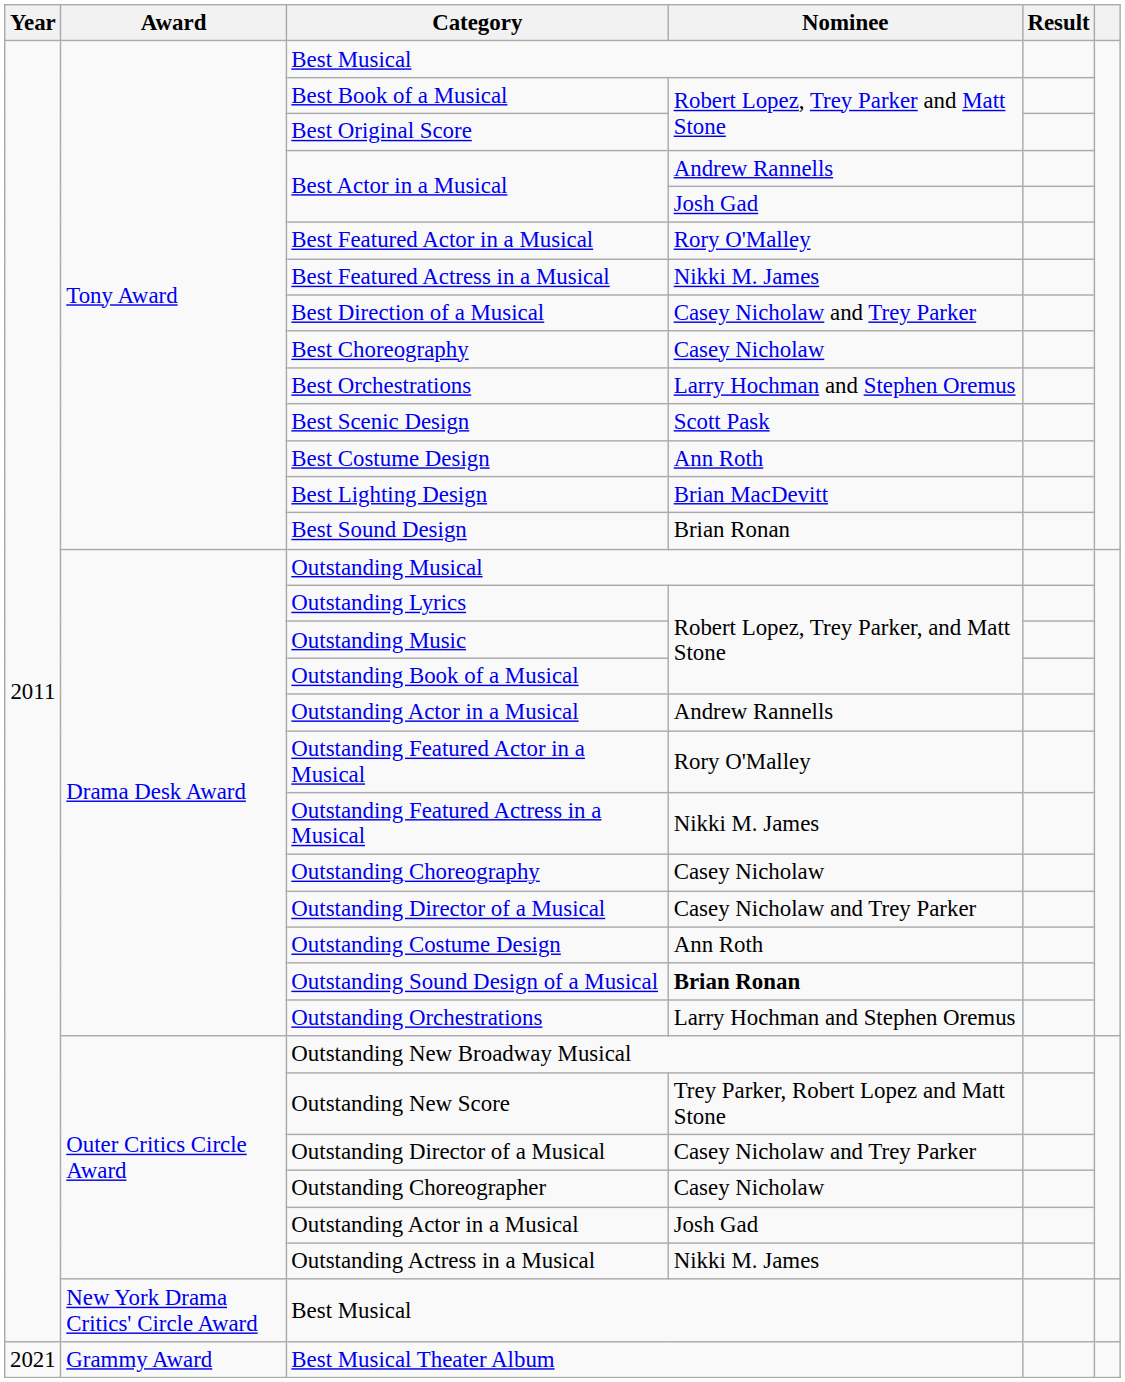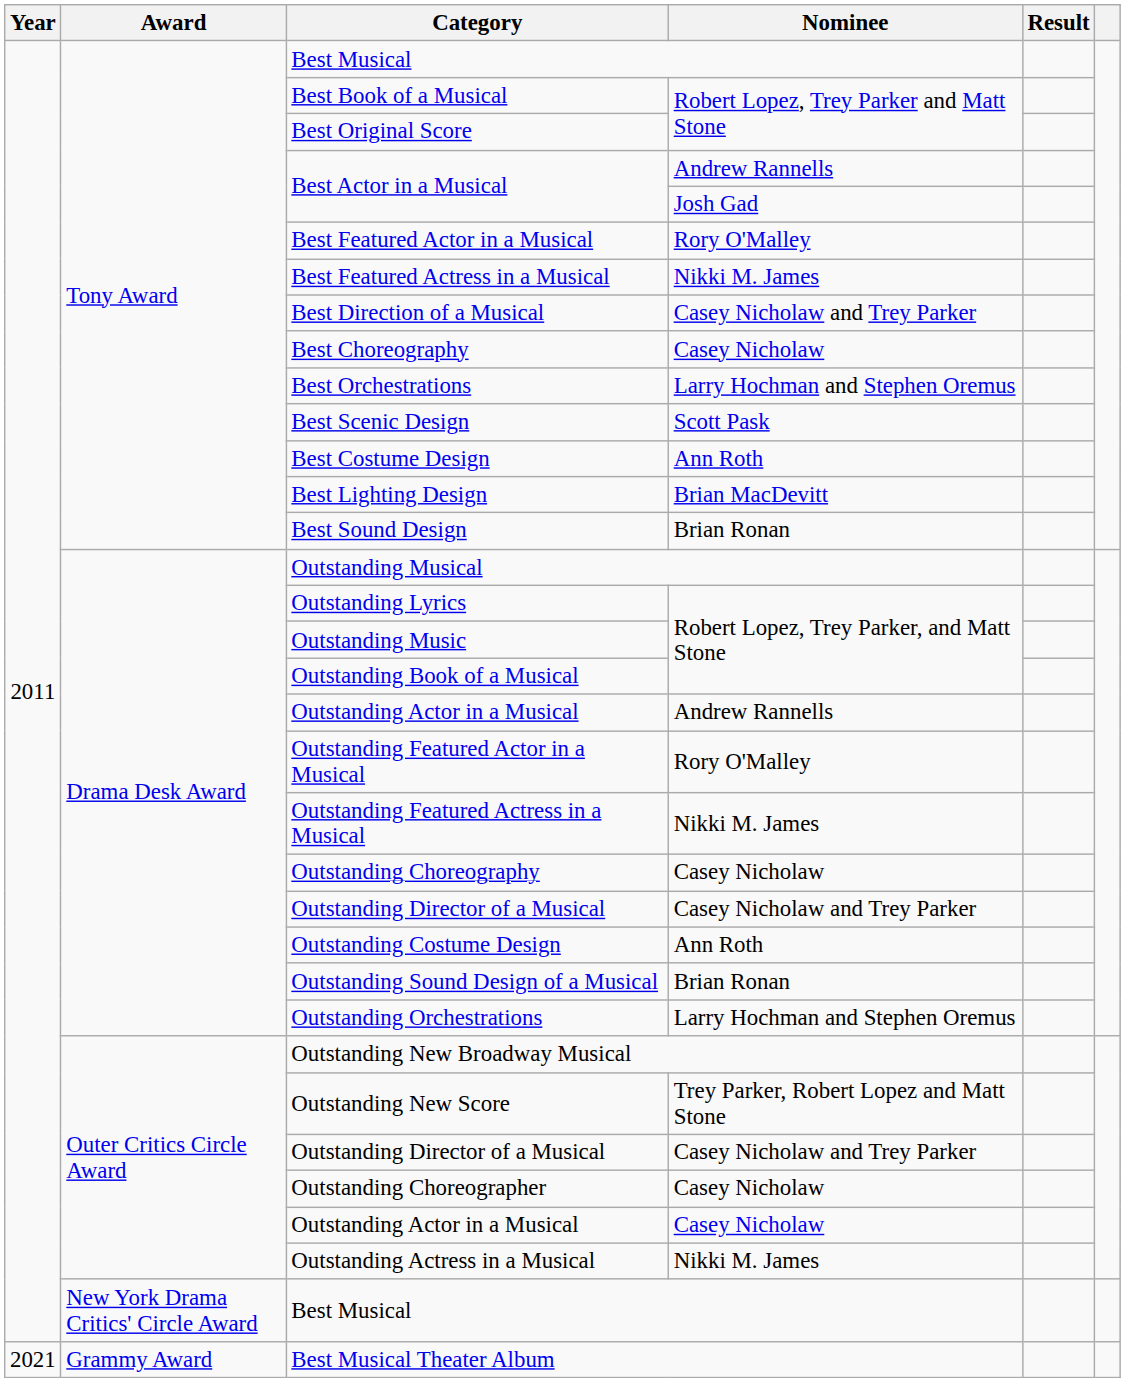(737, 981) bold -> (732, 981) normal
(716, 1224) Josh Gad -> (749, 1224) Casey Nicholaw
